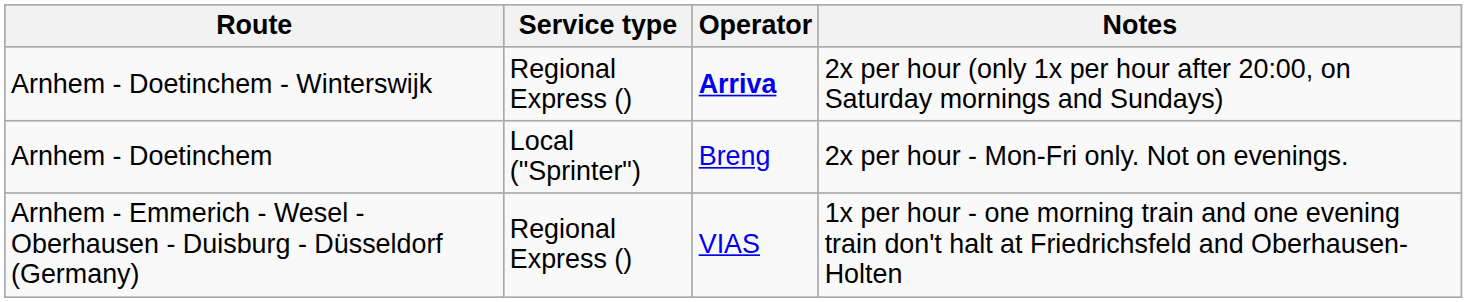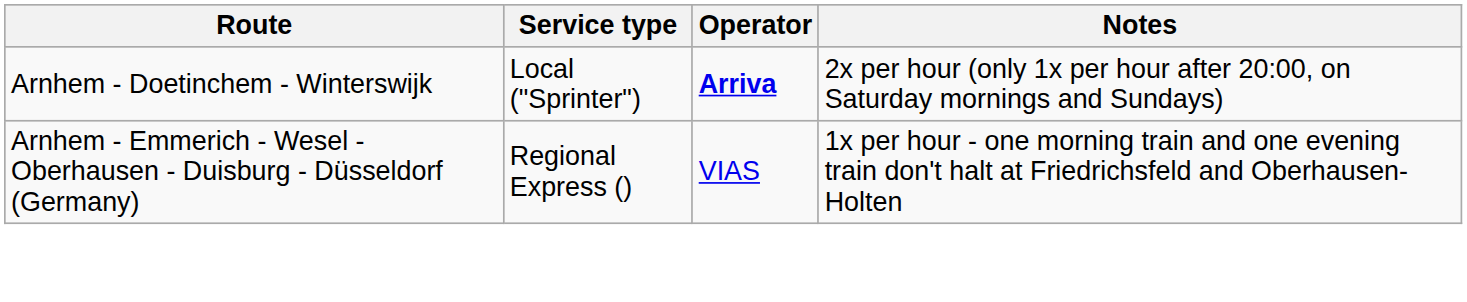(571, 83) Regional Express () -> (575, 83) Local ("Sprinter")
- row: (142, 156)
